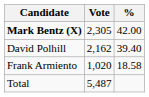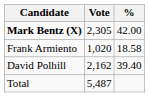rows swapped: (36, 48) <-> (42, 65)
